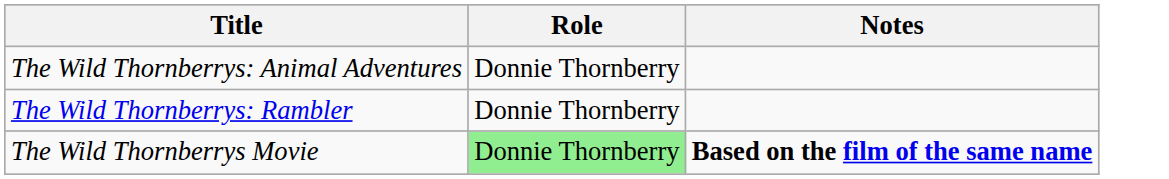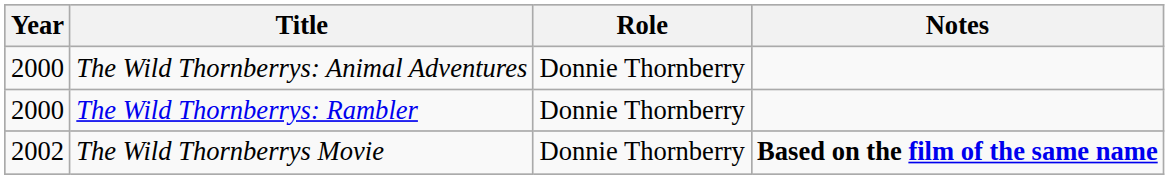+ column: (37, 25)
(577, 151) lightgreen background -> (642, 151) no background
